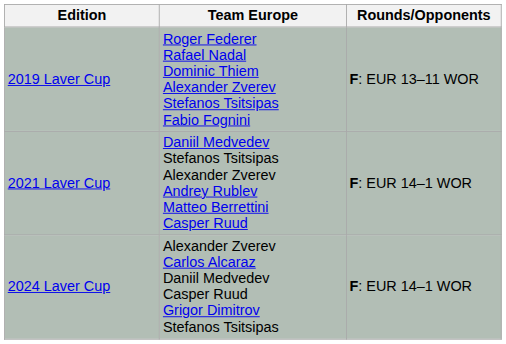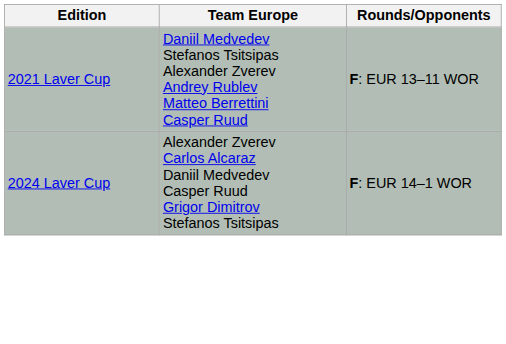- row: (59, 79)
(411, 183) F: EUR 14–1 WOR -> (414, 79) F: EUR 13–11 WOR
